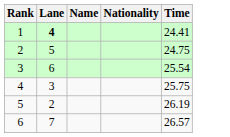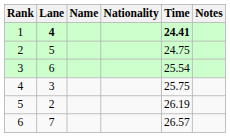+ column: (209, 13)
(177, 31) normal -> (177, 31) bold
